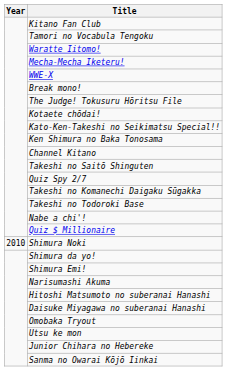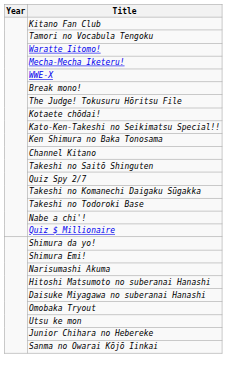- row: (58, 243)
